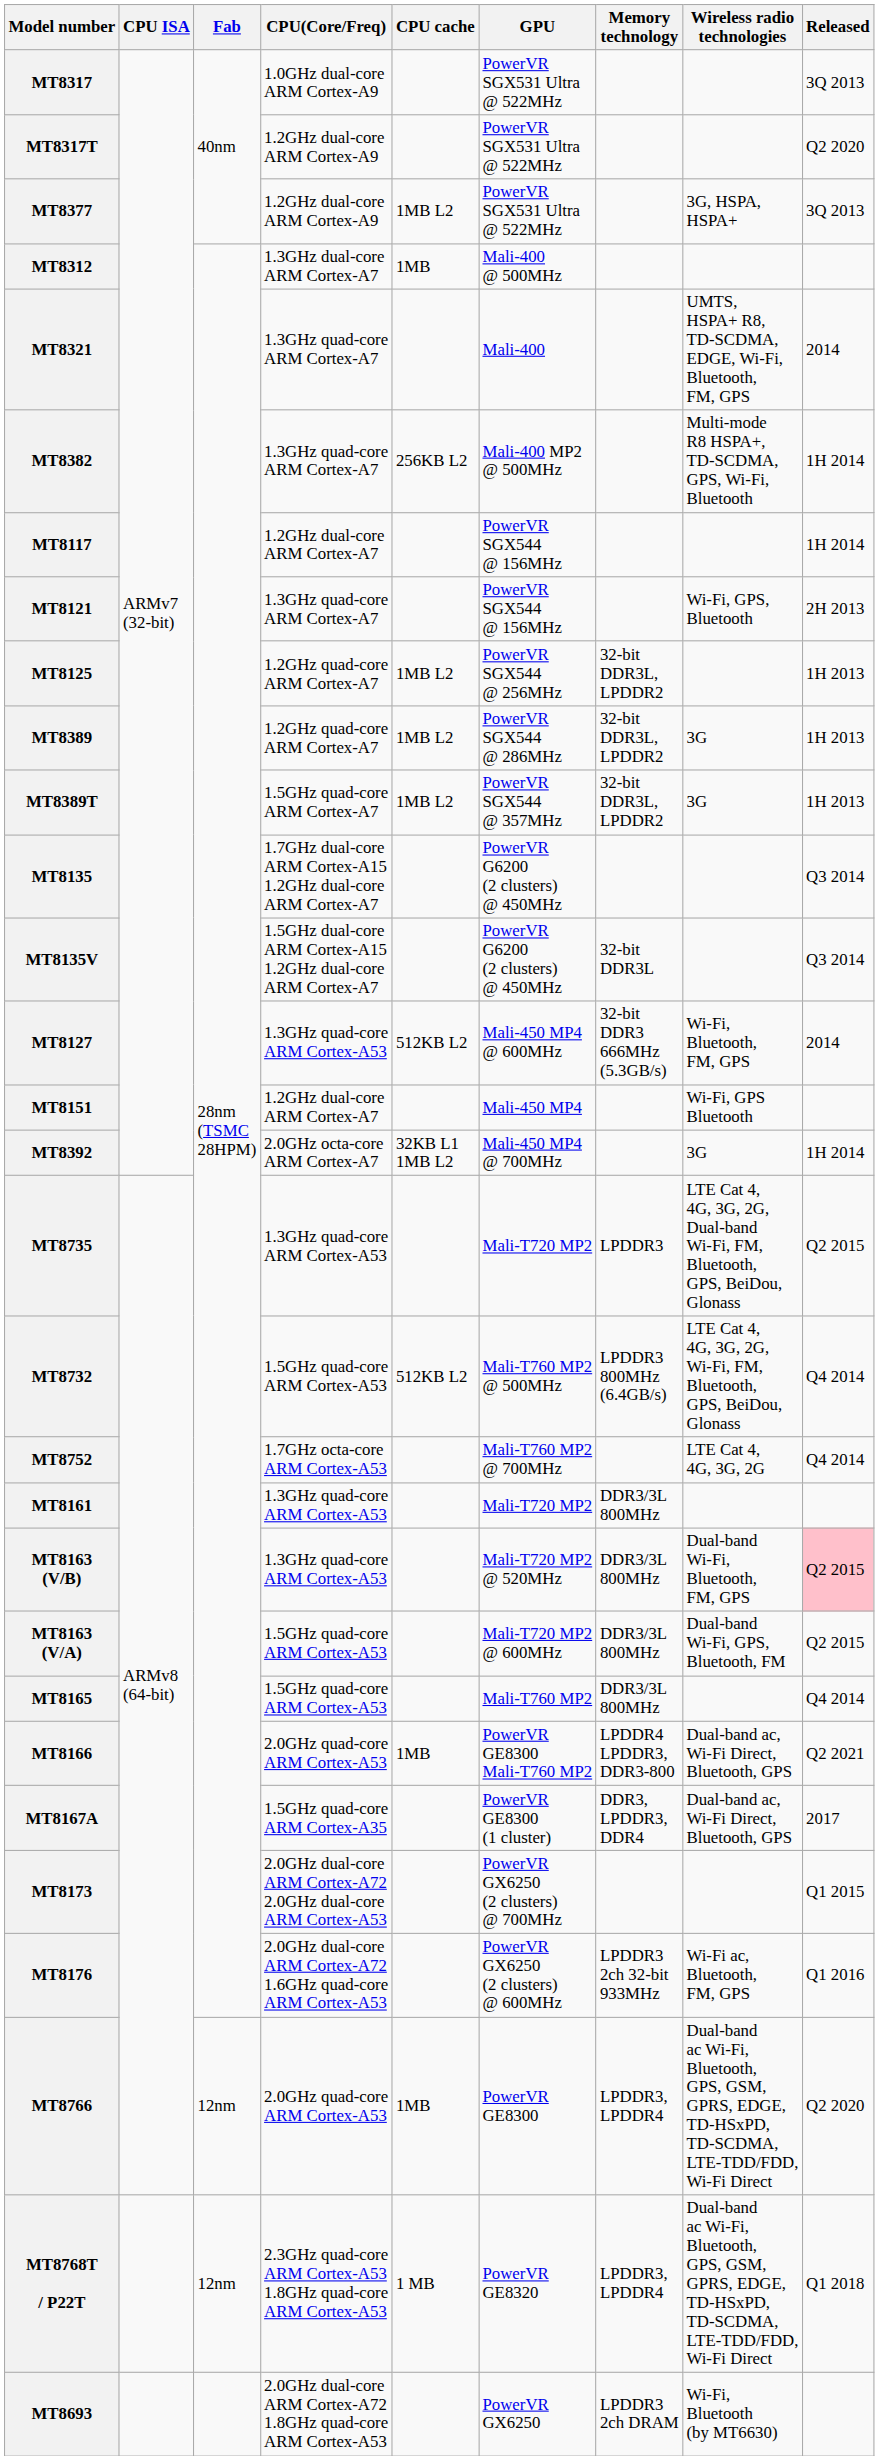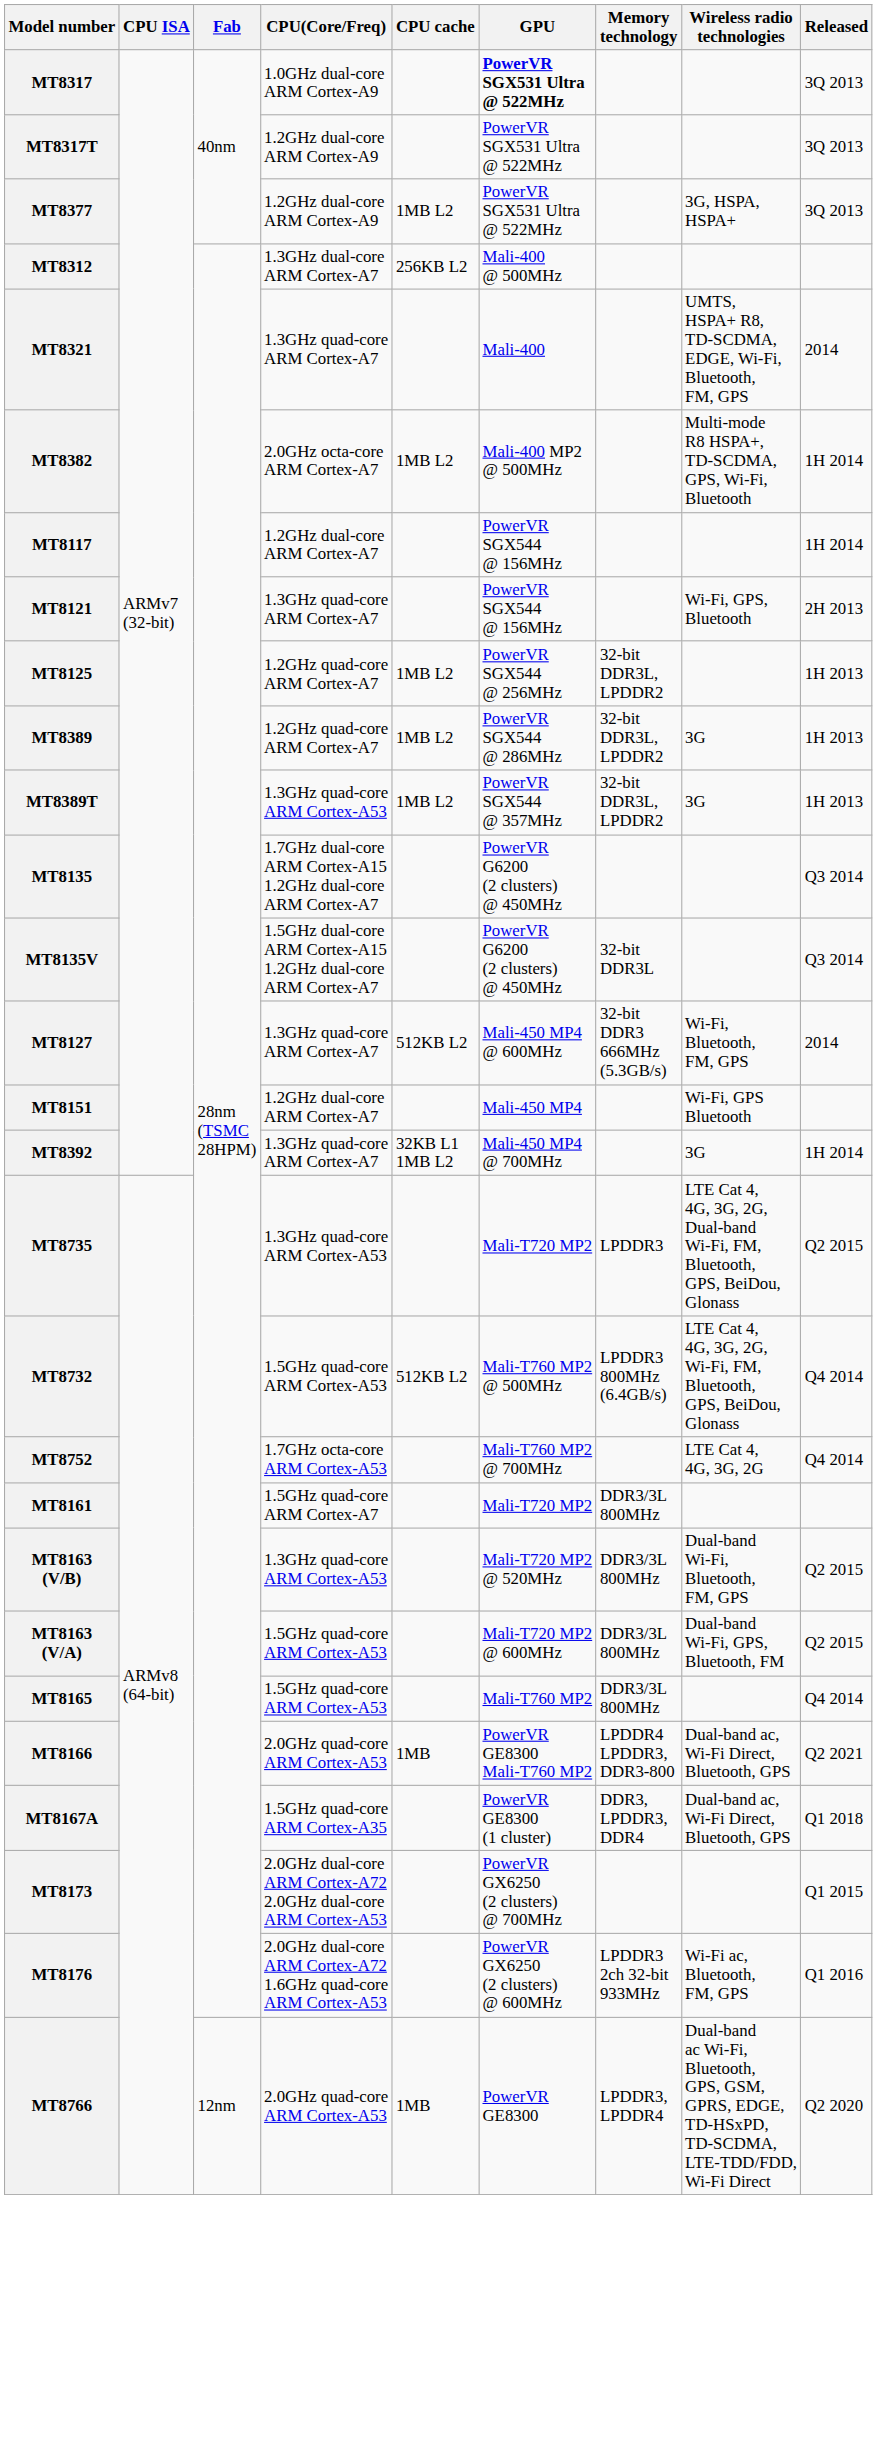(531, 82) normal -> (534, 82) bold
(835, 146) Q2 2020 -> (834, 146) 3Q 2013
(413, 266) 1MB -> (432, 266) 256KB L2
(326, 461) 1.3GHz quad-core ARM Cortex-A7 -> (324, 461) 2.0GHz octa-core ARM Cortex-A7
(432, 461) 256KB L2 -> (425, 461) 1MB L2
(326, 802) 1.5GHz quad-core ARM Cortex-A7 -> (326, 802) 1.3GHz quad-core ARM Cortex-A53
(326, 1042) 1.3GHz quad-core ARM Cortex-A53 -> (326, 1042) 1.3GHz quad-core ARM Cortex-A7
(324, 1152) 2.0GHz octa-core ARM Cortex-A7 -> (326, 1152) 1.3GHz quad-core ARM Cortex-A7
(326, 1505) 1.3GHz quad-core ARM Cortex-A53 -> (326, 1505) 1.5GHz quad-core ARM Cortex-A7
(835, 1569) pink background -> (834, 1569) no background
(823, 1817) 2017 -> (834, 1817) Q1 2018
- row: (62, 2283)
- row: (62, 2414)
